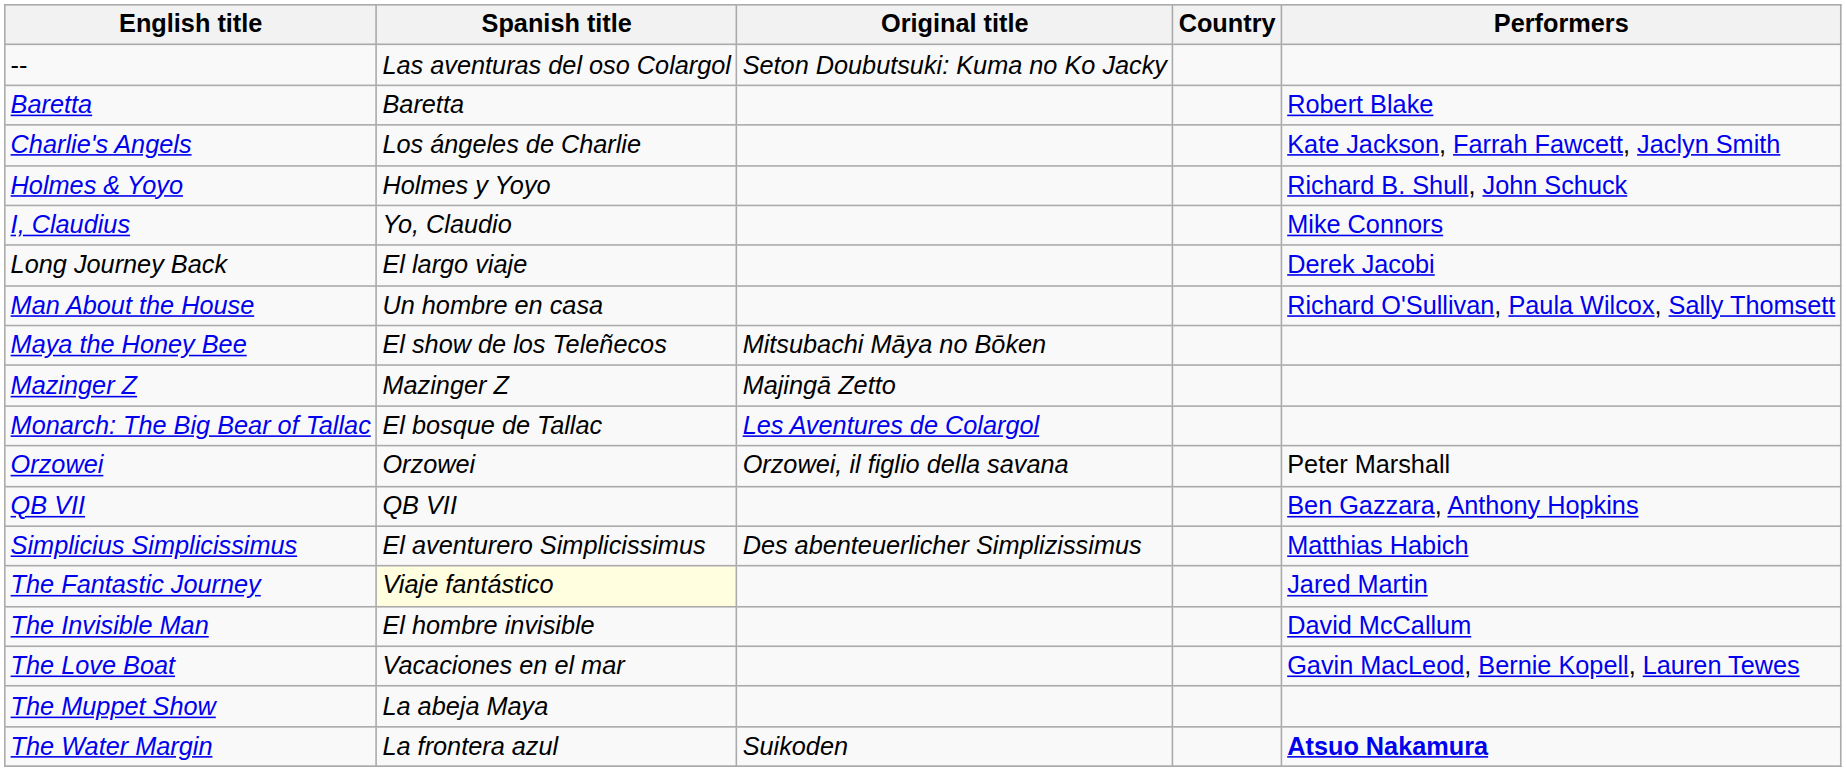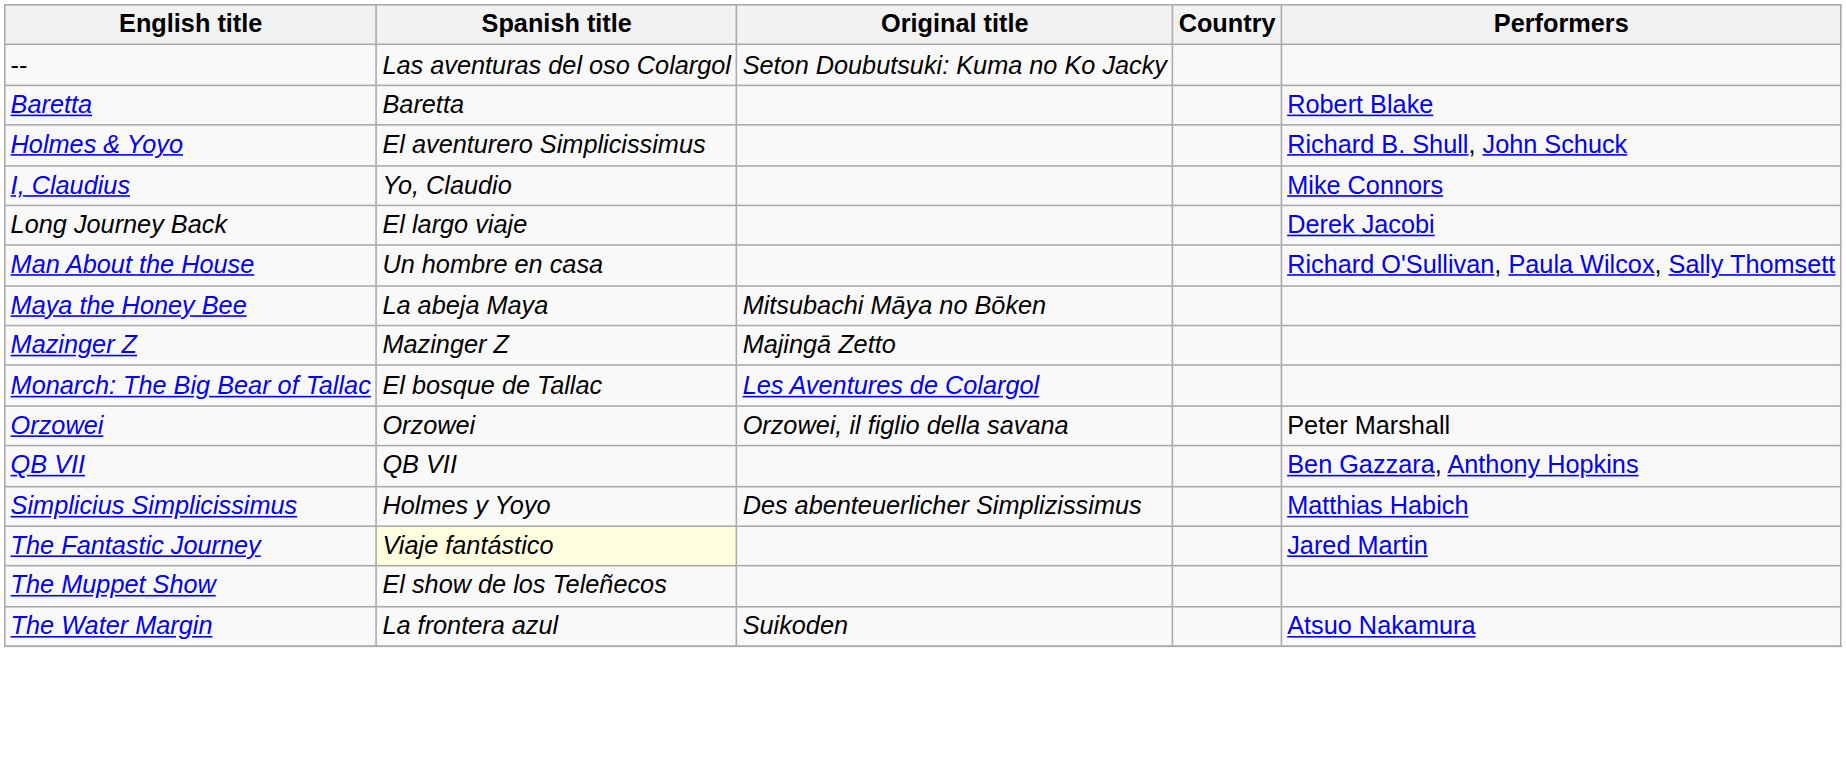- row: (101, 144)
(467, 184) Holmes y Yoyo -> (544, 144) El aventurero Simplicissimus
(525, 345) El show de los Teleñecos -> (465, 305) La abeja Maya
(544, 545) El aventurero Simplicissimus -> (467, 505) Holmes y Yoyo
- row: (110, 625)
- row: (93, 666)
(465, 706) La abeja Maya -> (525, 585) El show de los Teleñecos
(1388, 746) bold -> (1381, 625) normal
